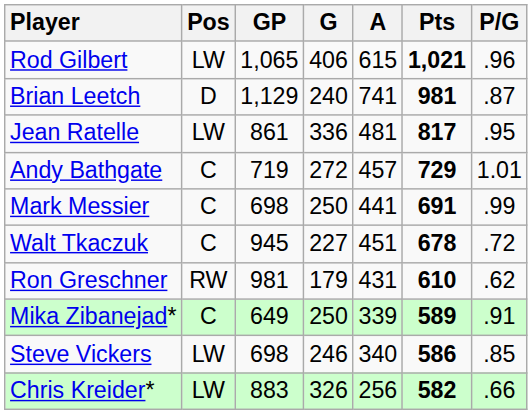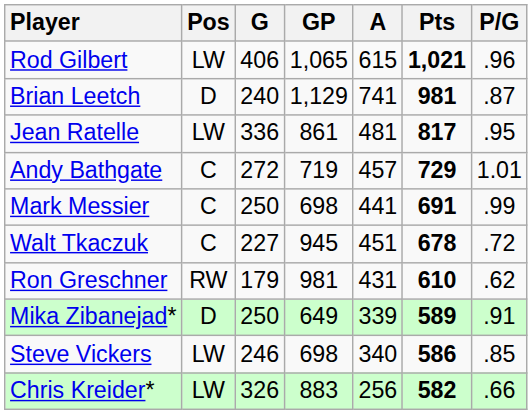columns swapped: (269, 22) <-> (328, 22)
(208, 317) C -> (208, 317) D
